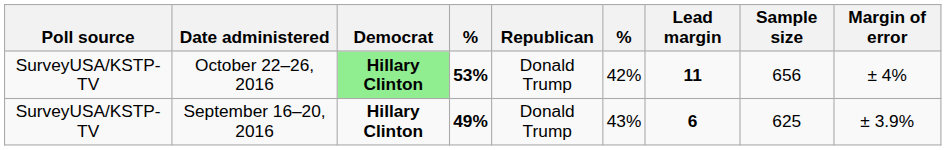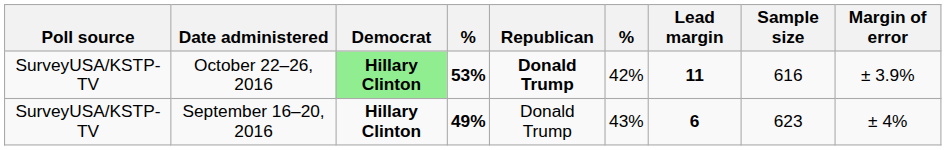(547, 74) normal -> (547, 74) bold
(787, 74) 656 -> (788, 74) 616
(887, 74) ± 4% -> (888, 74) ± 3.9%
(787, 121) 625 -> (788, 121) 623
(887, 121) ± 3.9% -> (888, 121) ± 4%
